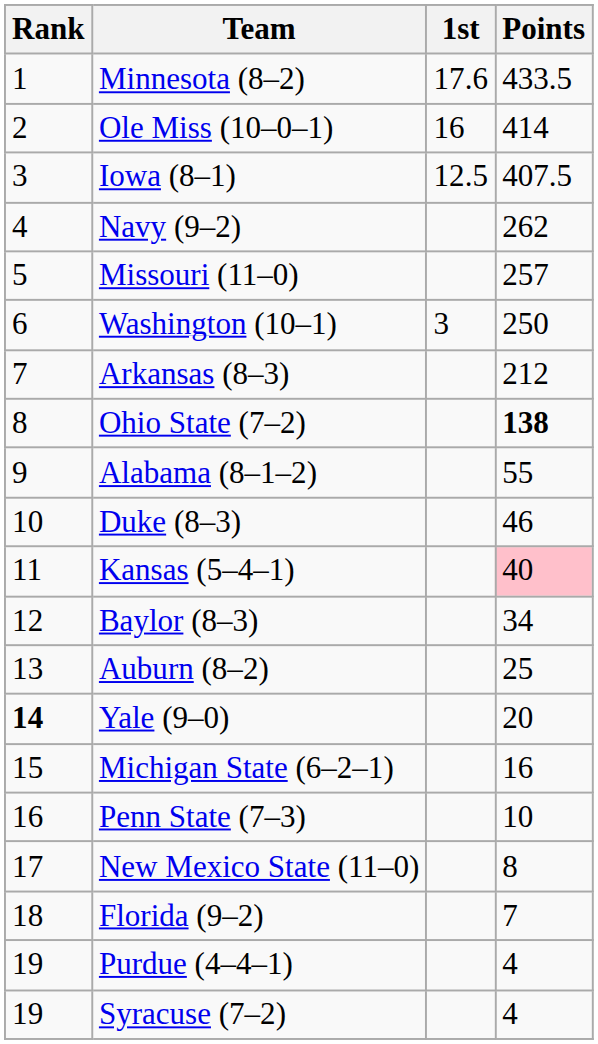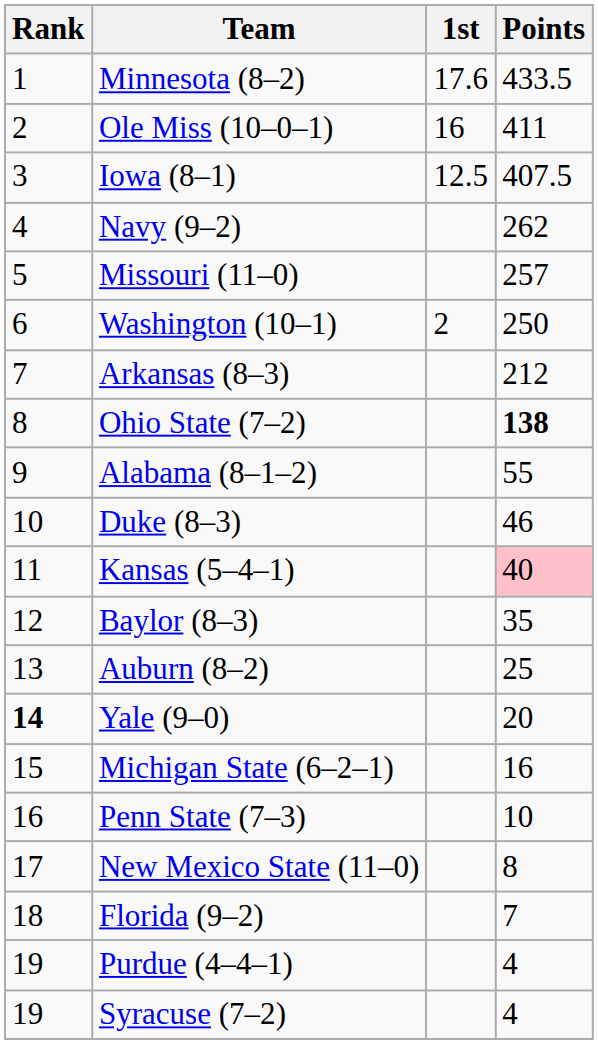(525, 127) 414 -> (525, 127) 411
(441, 324) 3 -> (441, 324) 2
(518, 619) 34 -> (518, 619) 35
